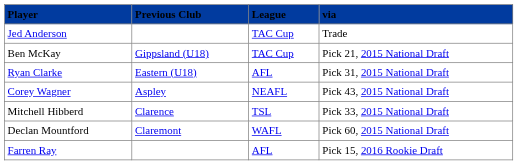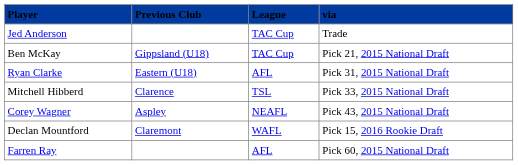rows swapped: (45, 111) <-> (39, 91)
(386, 130) Pick 60, 2015 National Draft -> (383, 130) Pick 15, 2016 Rookie Draft
(383, 150) Pick 15, 2016 Rookie Draft -> (386, 150) Pick 60, 2015 National Draft
